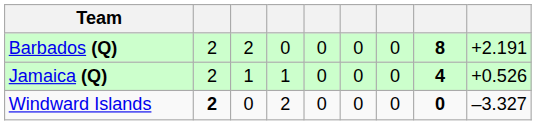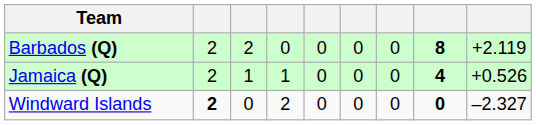(499, 47) +2.191 -> (499, 47) +2.119
(499, 104) –3.327 -> (499, 104) –2.327
